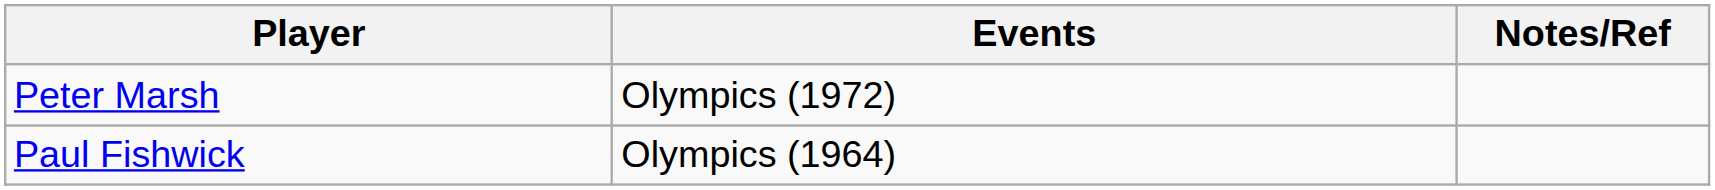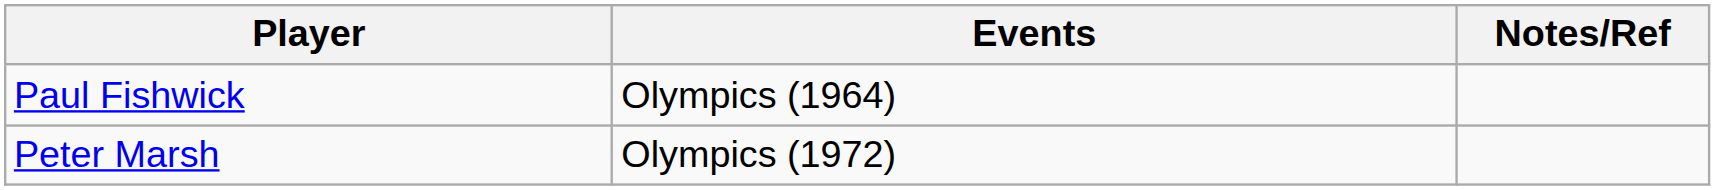rows swapped: (129, 154) <-> (117, 94)
